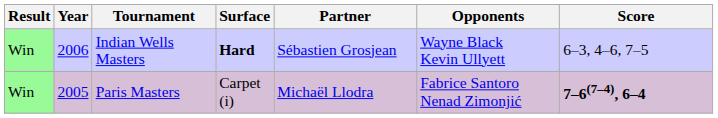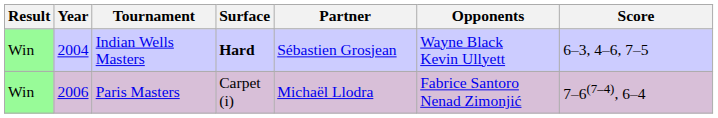(73, 50) 2006 -> (73, 50) 2004
(73, 92) 2005 -> (73, 92) 2006
(604, 92) bold -> (604, 92) normal
